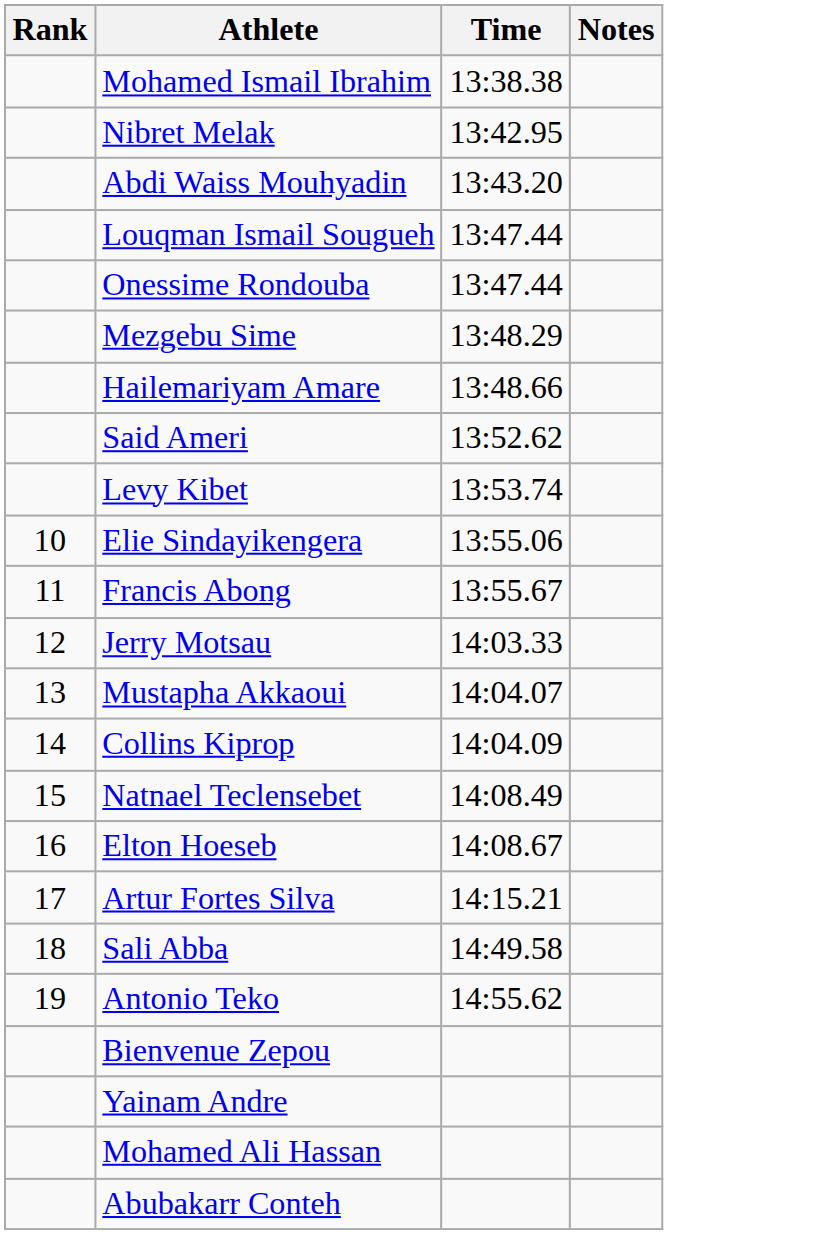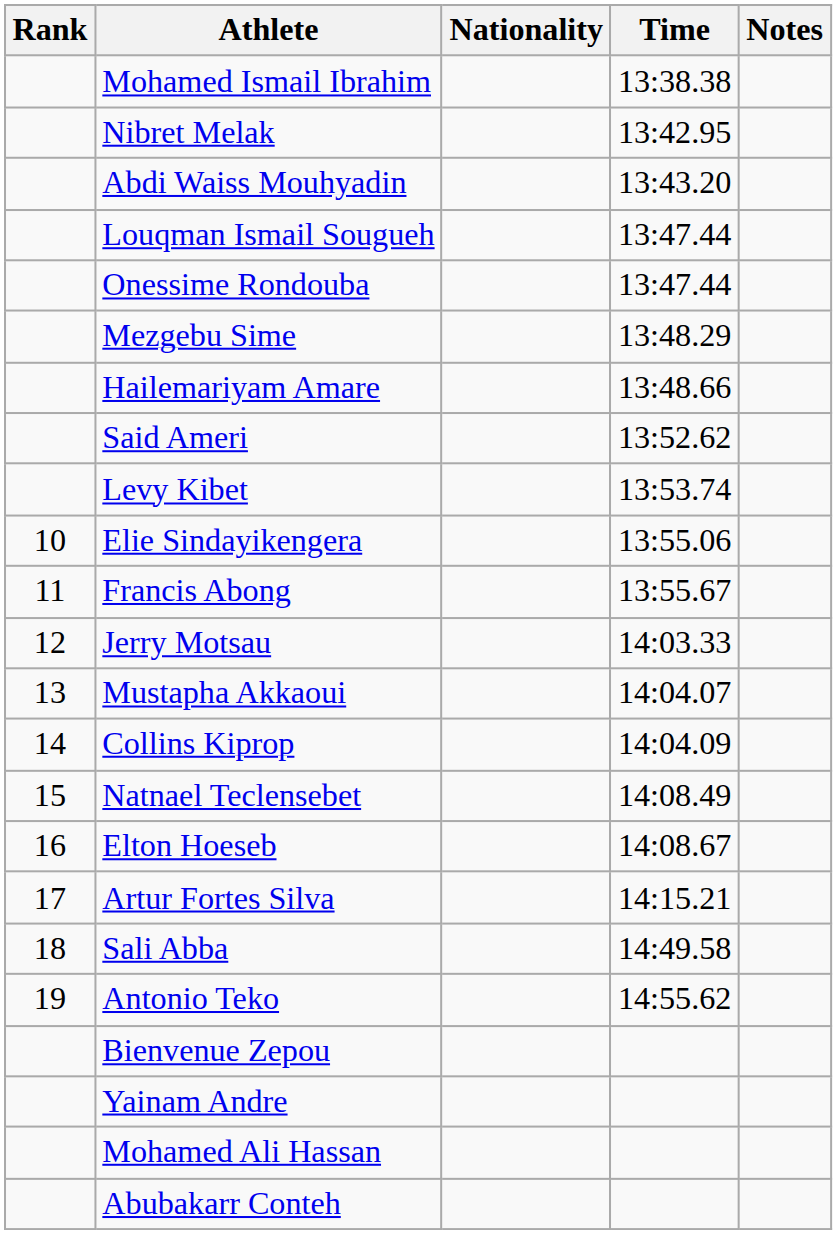+ column: (526, 30)
